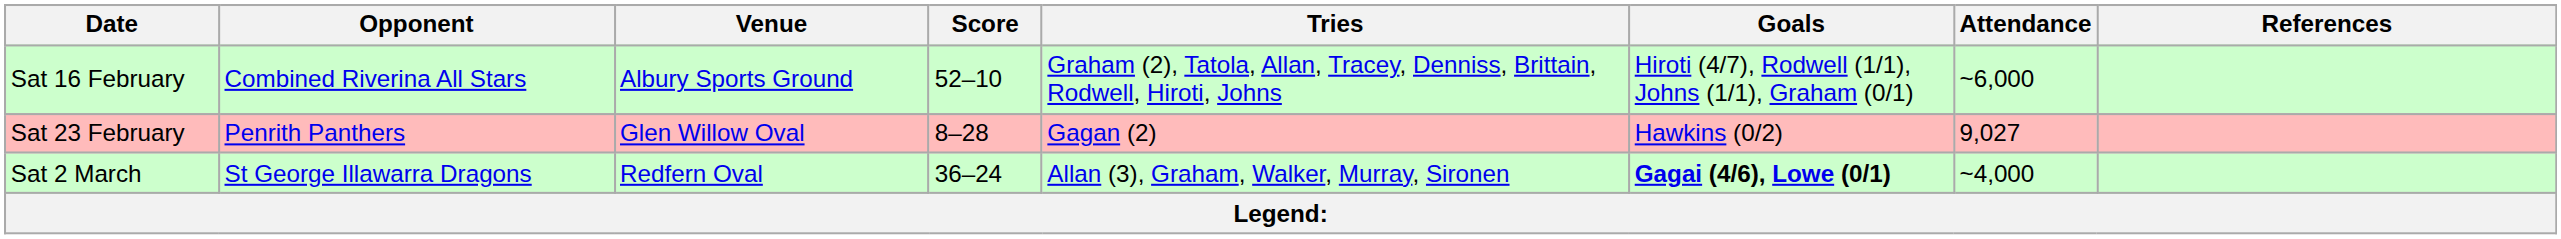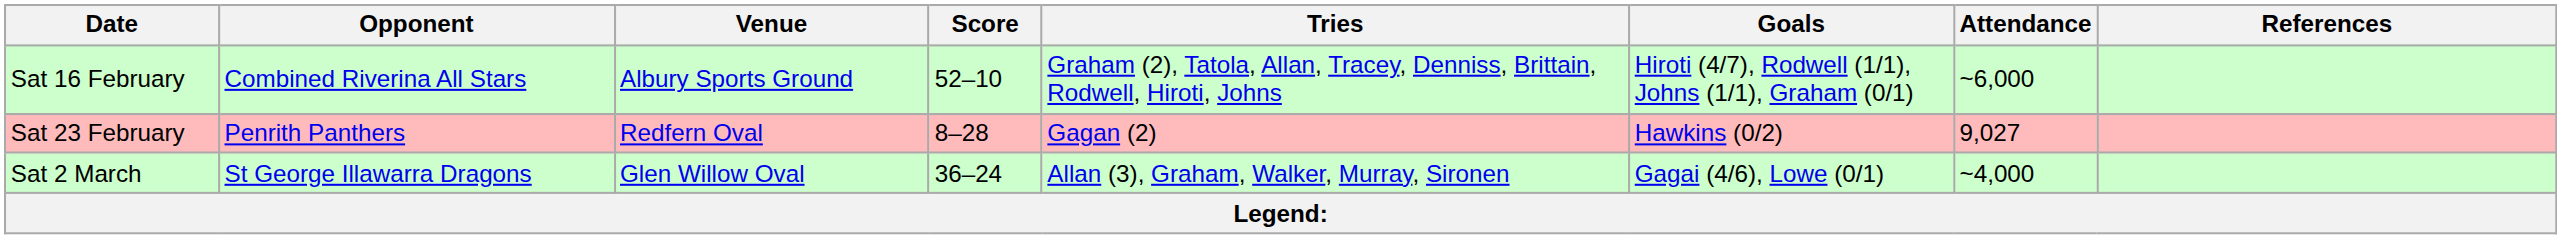(712, 133) Glen Willow Oval -> (691, 133) Redfern Oval
(691, 173) Redfern Oval -> (712, 173) Glen Willow Oval
(1763, 173) bold -> (1759, 173) normal
